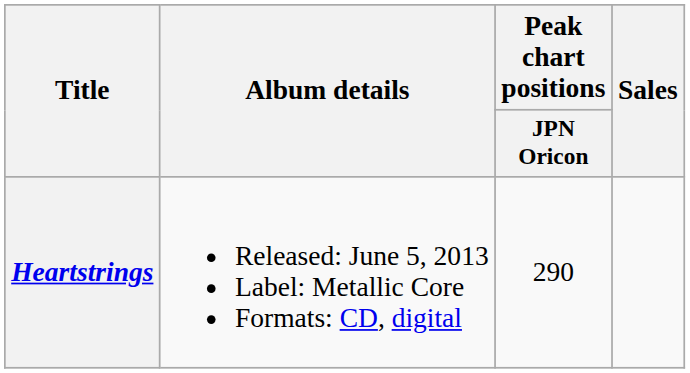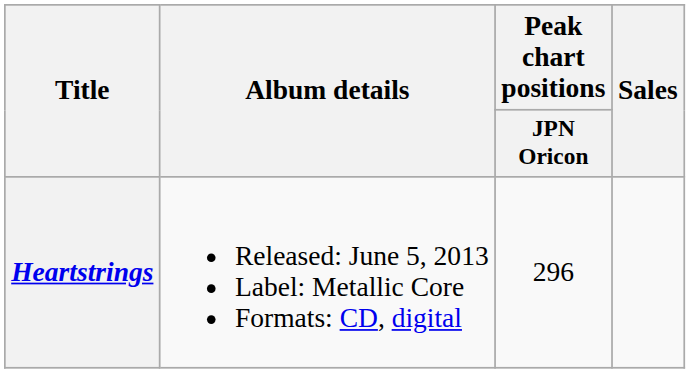(553, 271) 290 -> (553, 271) 296
